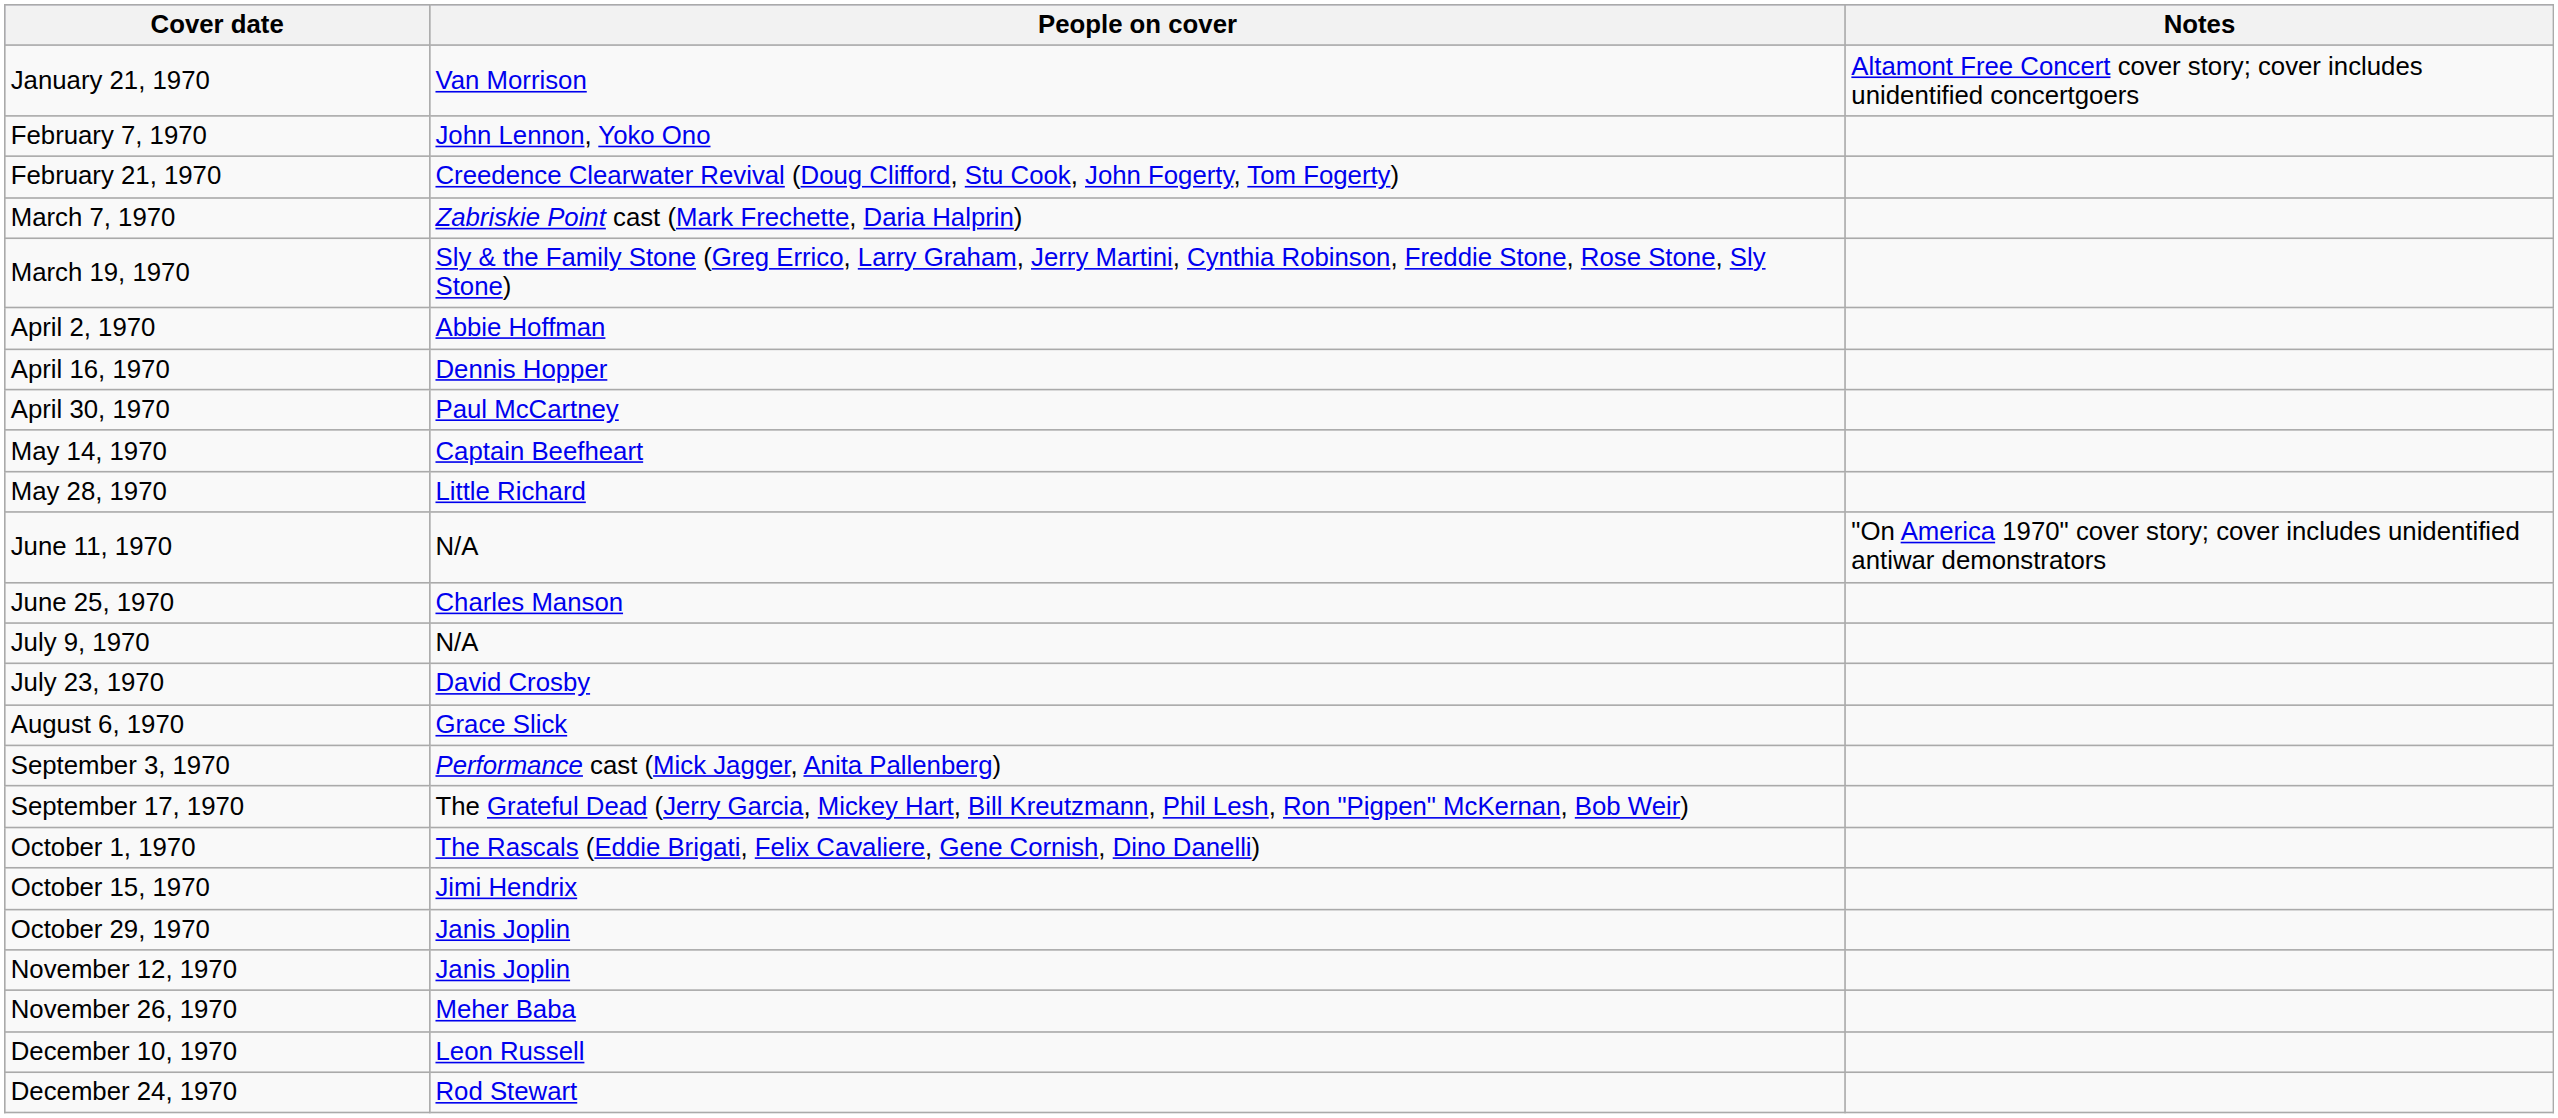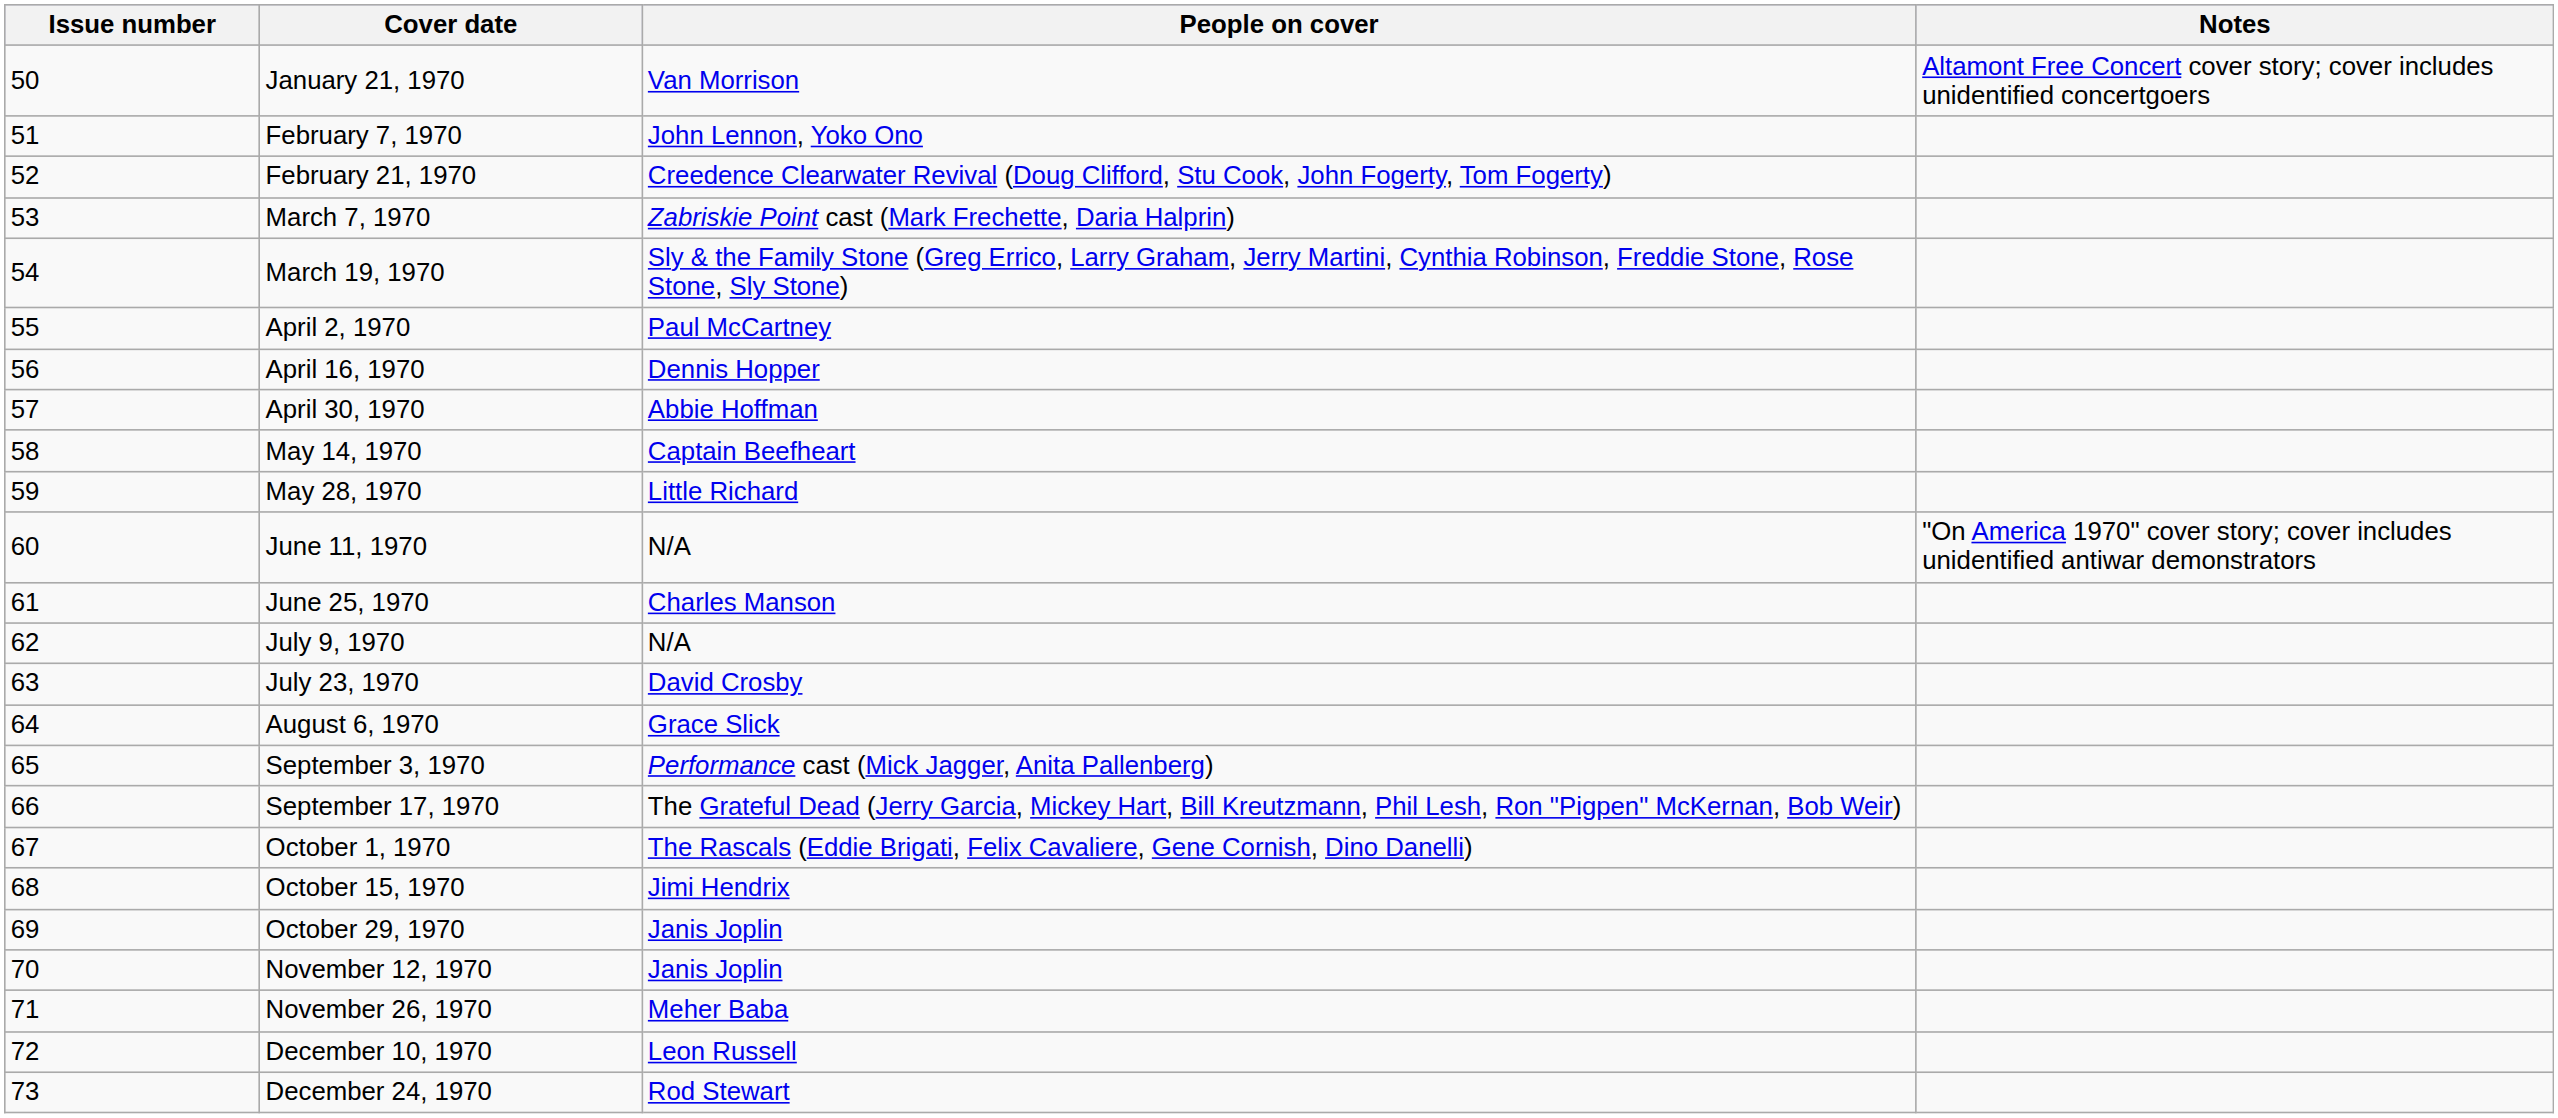+ column: (132, 24)
(520, 328) Abbie Hoffman -> (740, 328) Paul McCartney
(527, 409) Paul McCartney -> (733, 409) Abbie Hoffman
